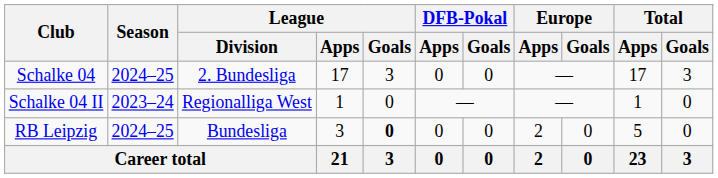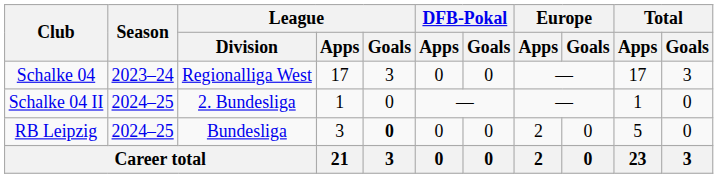(143, 74) 2024–25 -> (143, 74) 2023–24
(247, 74) 2. Bundesliga -> (247, 74) Regionalliga West
(143, 103) 2023–24 -> (143, 103) 2024–25
(247, 103) Regionalliga West -> (247, 103) 2. Bundesliga
